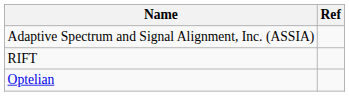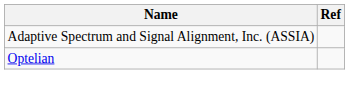- row: (22, 58)
